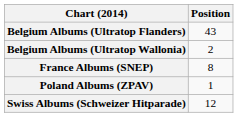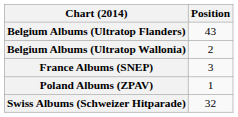(211, 67) 8 -> (211, 67) 3
(211, 103) 12 -> (211, 103) 32
